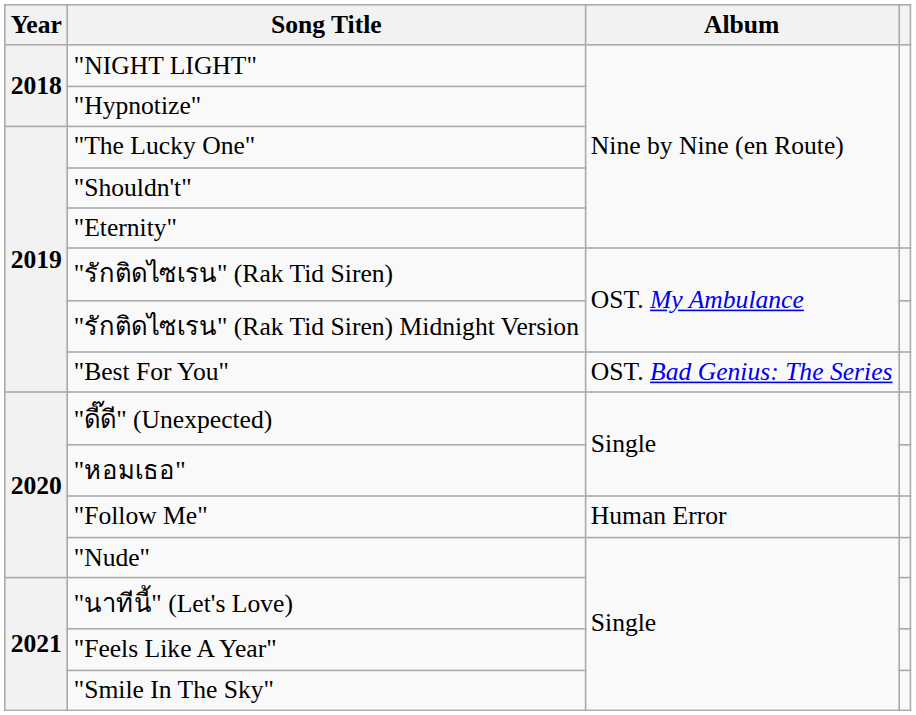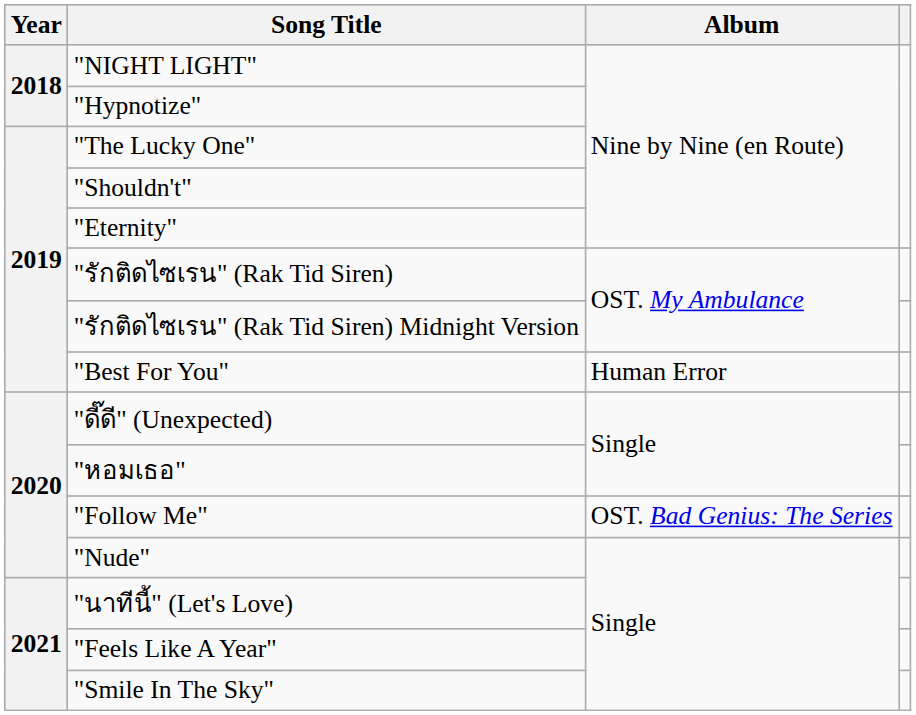(742, 372) OST. Bad Genius: The Series -> (659, 372) Human Error
(659, 516) Human Error -> (742, 516) OST. Bad Genius: The Series
